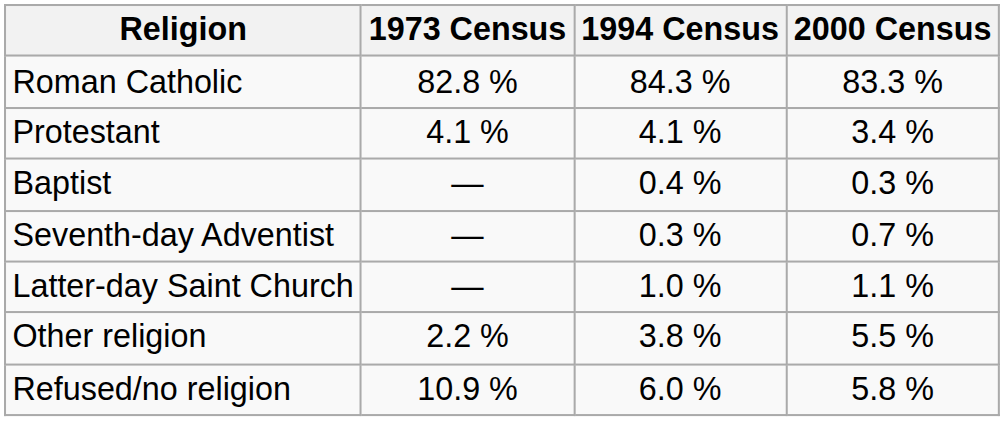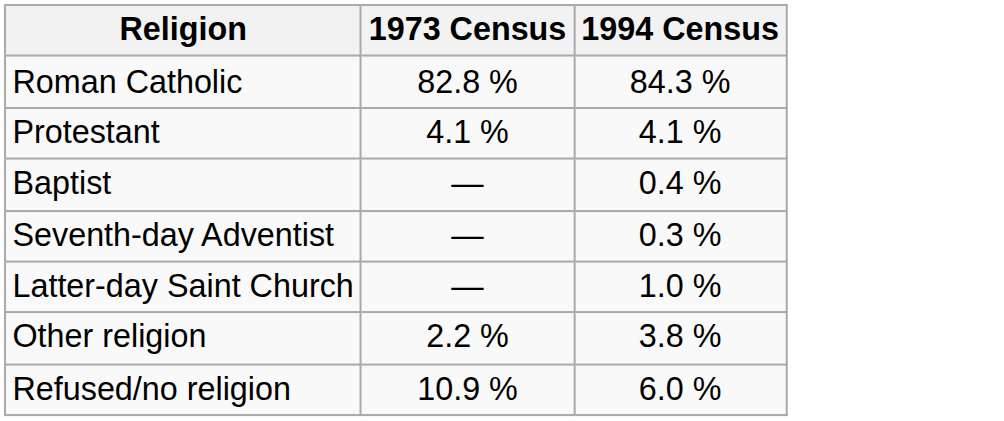- column: (893, 30)
